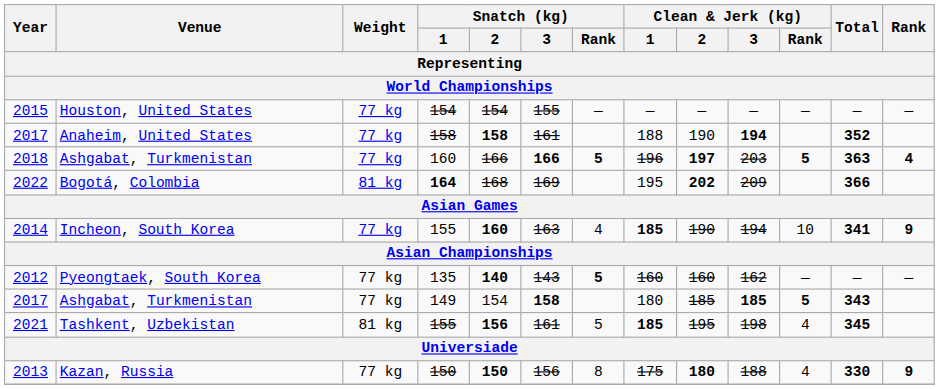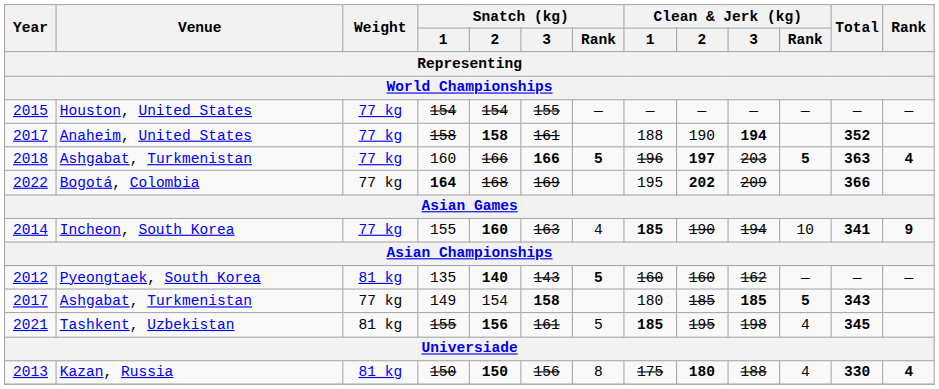(380, 183) 81 kg -> (380, 183) 77 kg
(380, 277) 77 kg -> (380, 277) 81 kg
(380, 372) 77 kg -> (380, 372) 81 kg
(909, 372) 9 -> (909, 372) 4
